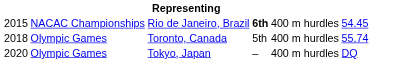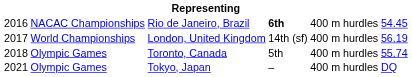(16, 23) 2015 -> (16, 23) 2016
+ row: (207, 38)
(16, 53) 2020 -> (16, 68) 2021
